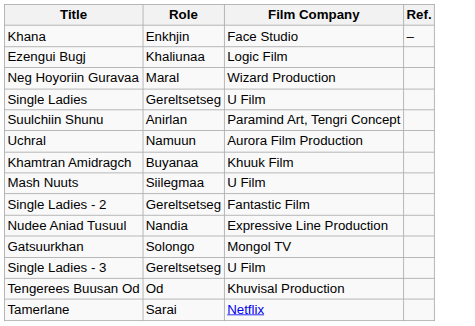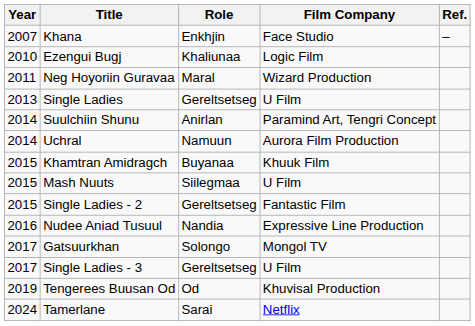+ column: (22, 15)
